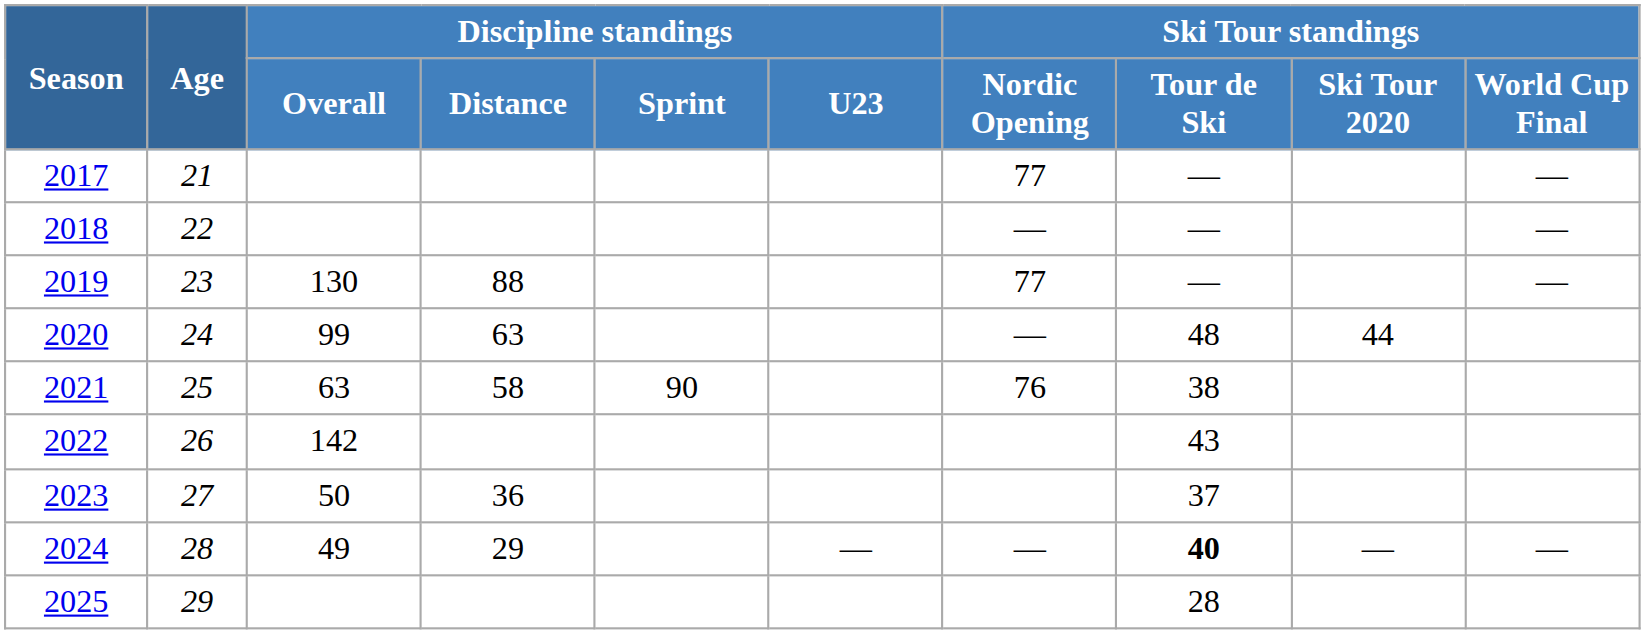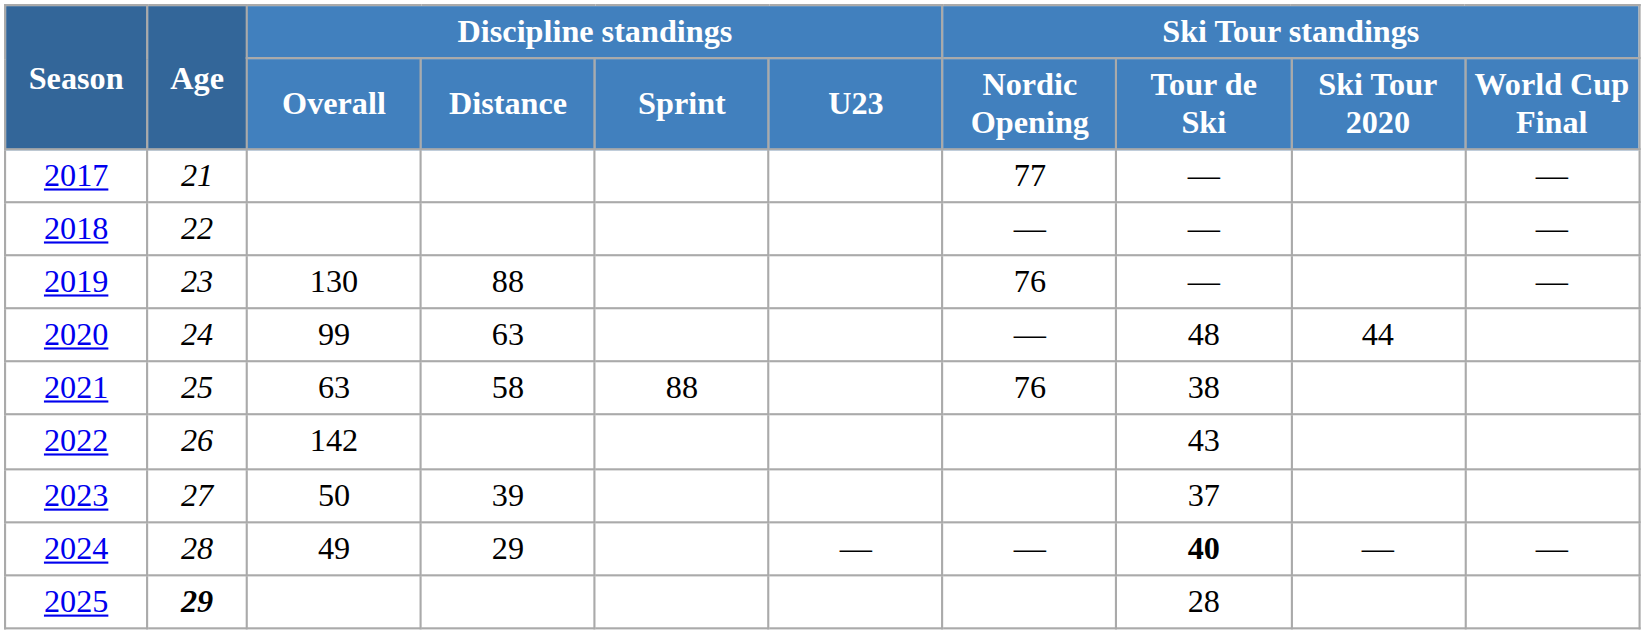(1030, 281) 77 -> (1030, 281) 76
(682, 388) 90 -> (682, 388) 88
(508, 494) 36 -> (508, 494) 39
(197, 600) normal -> (197, 600) bold
